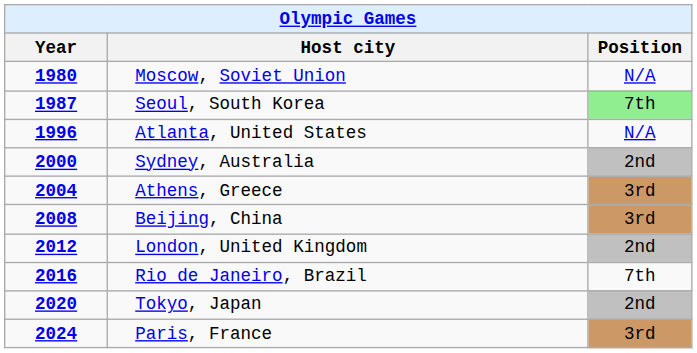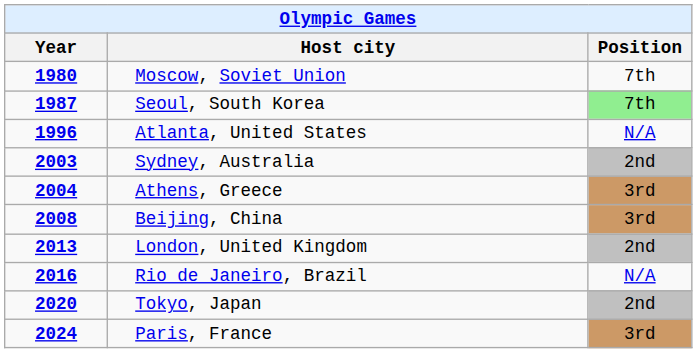(640, 76) N/A -> (640, 76) 7th
(56, 162) 2000 -> (56, 162) 2003
(56, 248) 2012 -> (56, 248) 2013
(640, 276) 7th -> (640, 276) N/A
